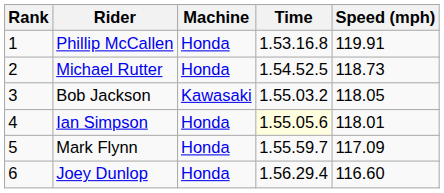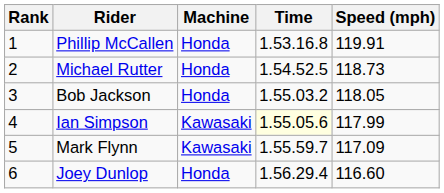(216, 95) Kawasaki -> (205, 95) Honda
(205, 122) Honda -> (216, 122) Kawasaki
(360, 122) 118.01 -> (360, 122) 117.99
(205, 148) Honda -> (216, 148) Kawasaki
